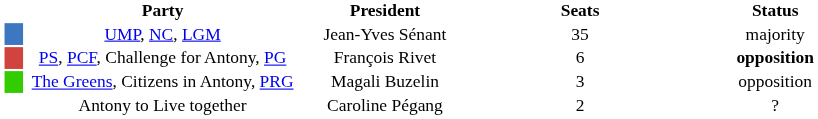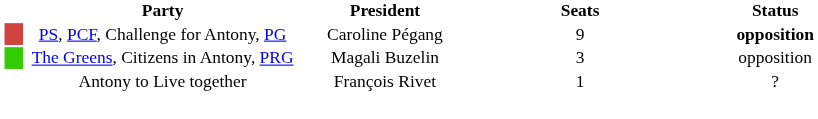- row: (163, 34)
(385, 57) François Rivet -> (385, 34) Caroline Pégang
(580, 57) 6 -> (580, 34) 9
(385, 105) Caroline Pégang -> (385, 81) François Rivet
(580, 105) 2 -> (580, 81) 1
